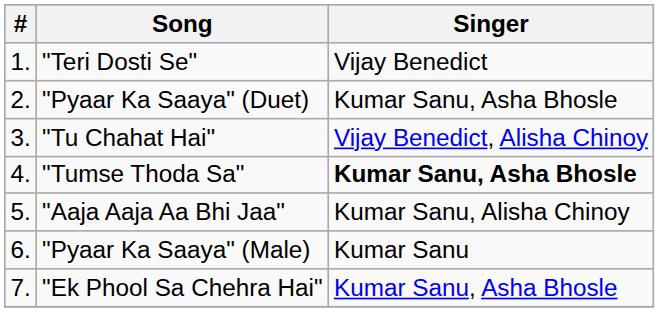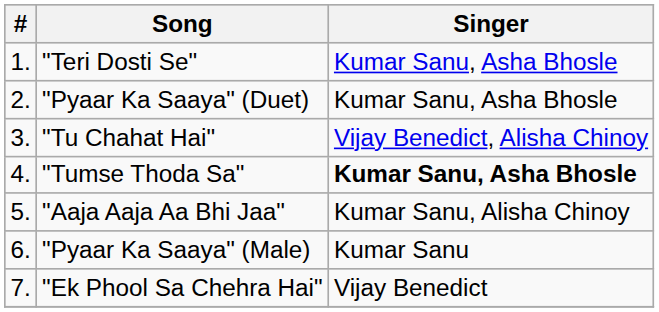(411, 61) Vijay Benedict -> (476, 61) Kumar Sanu, Asha Bhosle
(476, 288) Kumar Sanu, Asha Bhosle -> (411, 288) Vijay Benedict
